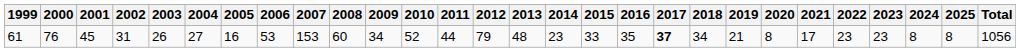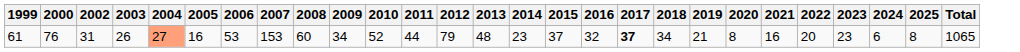- column: (95, 15)
(195, 36) no background -> (159, 36) lightsalmon background
(592, 36) 33 -> (556, 36) 37
(628, 36) 35 -> (592, 36) 32
(808, 36) 17 -> (772, 36) 16
(844, 36) 23 -> (808, 36) 20
(913, 36) 8 -> (877, 36) 6
(996, 36) 1056 -> (960, 36) 1065
